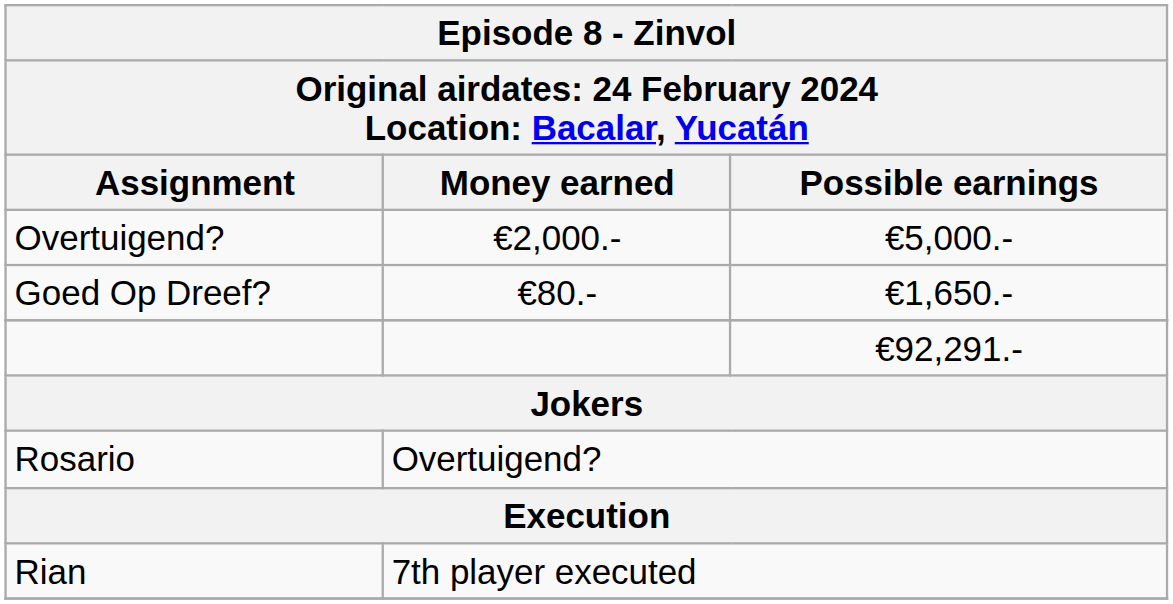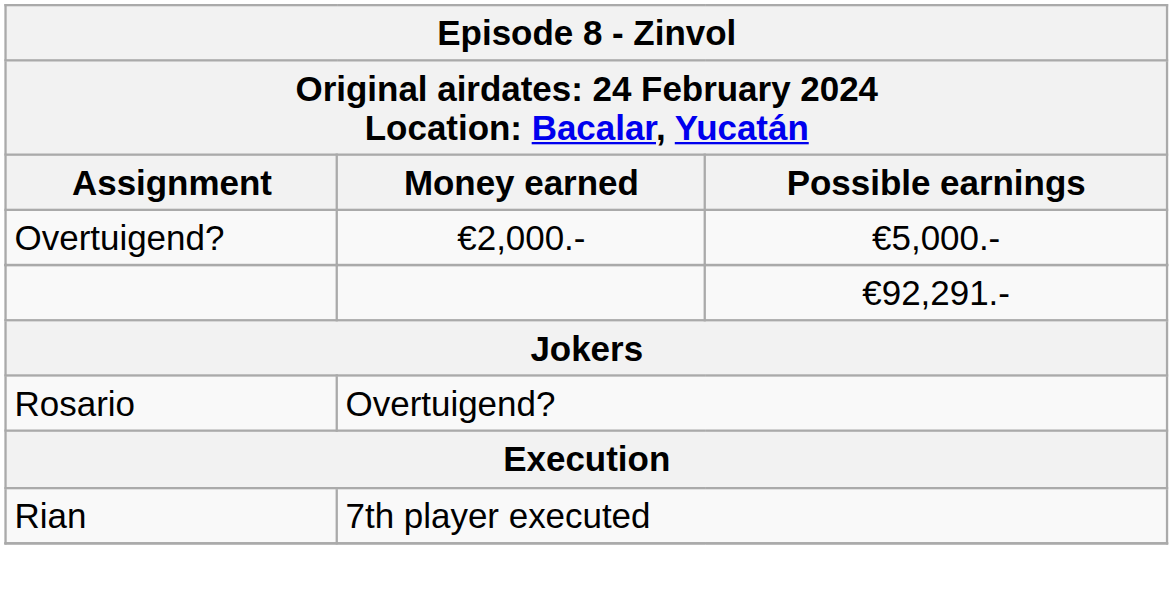- row: (143, 293)
